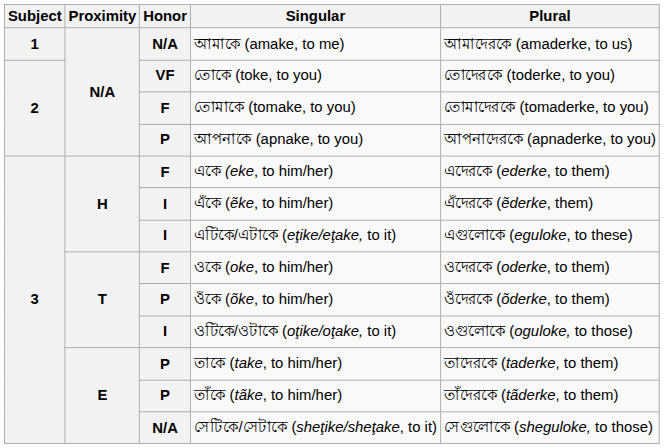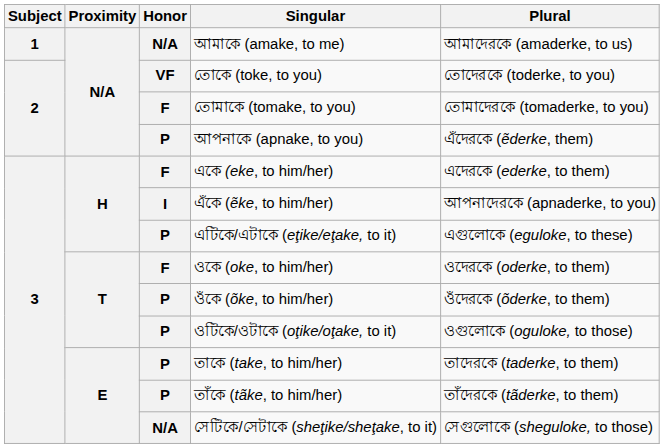(550, 139) আপনাদেরকে (apnaderke, to you) -> (518, 139) এঁদেরকে (ẽderke, them)
(518, 203) এঁদেরকে (ẽderke, them) -> (550, 203) আপনাদেরকে (apnaderke, to you)
(165, 235) I -> (165, 235) P
(165, 331) I -> (165, 331) P
